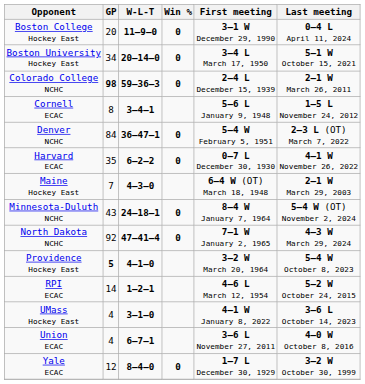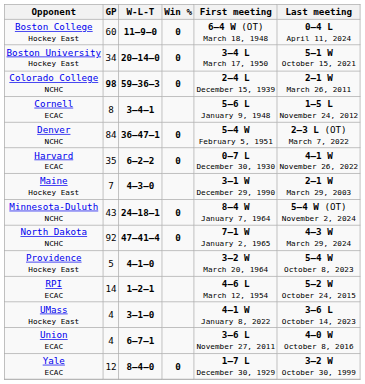(111, 32) 20 -> (111, 32) 60
(236, 32) 3–1 W December 29, 1990 -> (236, 32) 6–4 W (OT) March 18, 1948
(236, 186) 6–4 W (OT) March 18, 1948 -> (236, 186) 3–1 W December 29, 1990
(111, 263) bold -> (111, 263) normal
